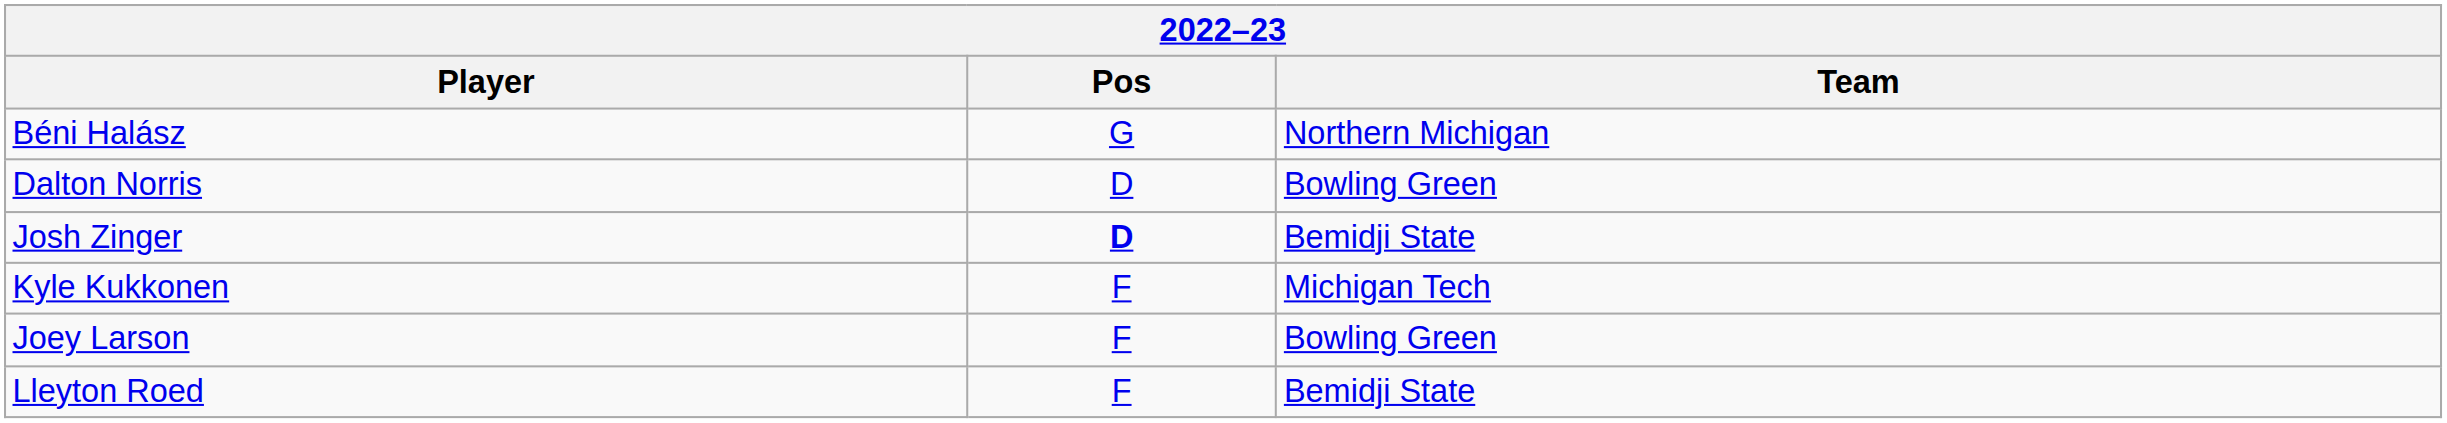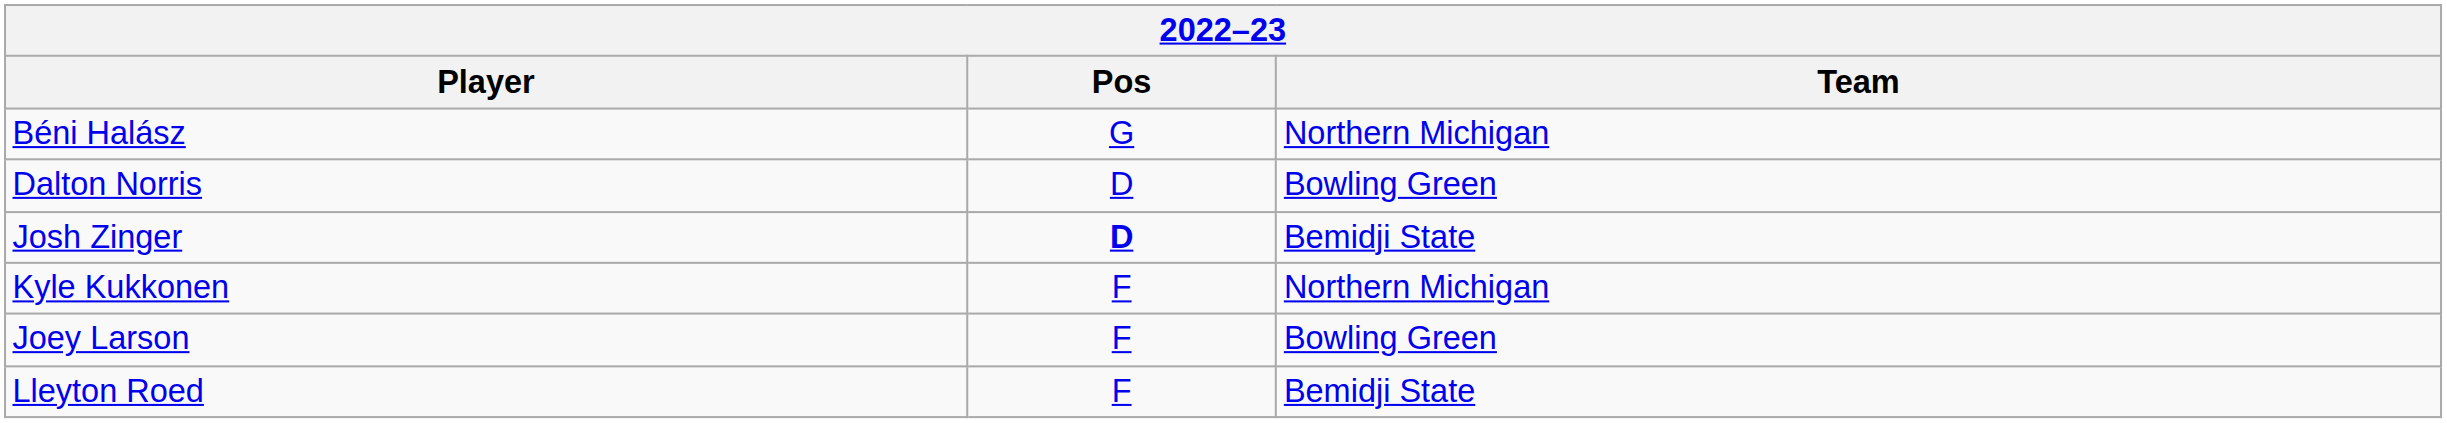(1387, 287) Michigan Tech -> (1417, 287) Northern Michigan
